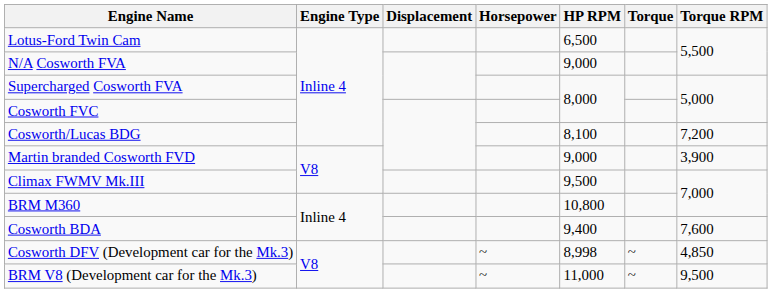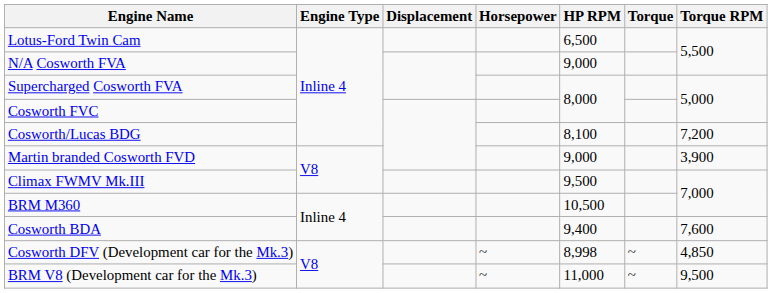(584, 205) 10,800 -> (584, 205) 10,500
